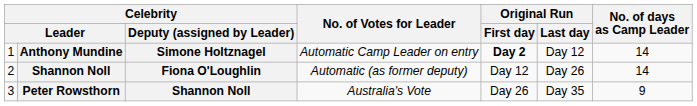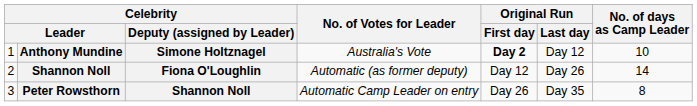(389, 52) Automatic Camp Leader on entry -> (389, 52) Australia's Vote
(642, 52) 14 -> (642, 52) 10
(389, 91) Australia's Vote -> (389, 91) Automatic Camp Leader on entry
(642, 91) 9 -> (642, 91) 8
